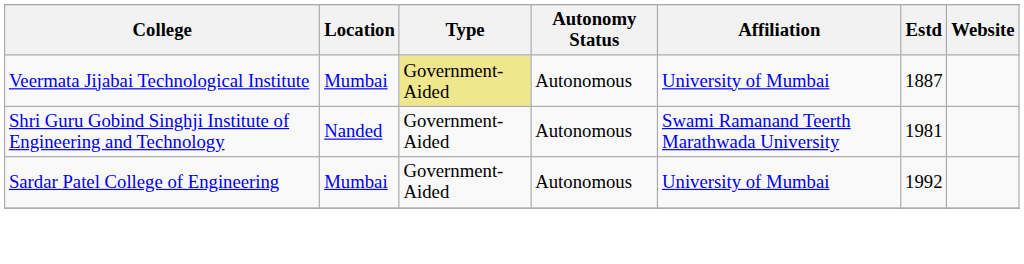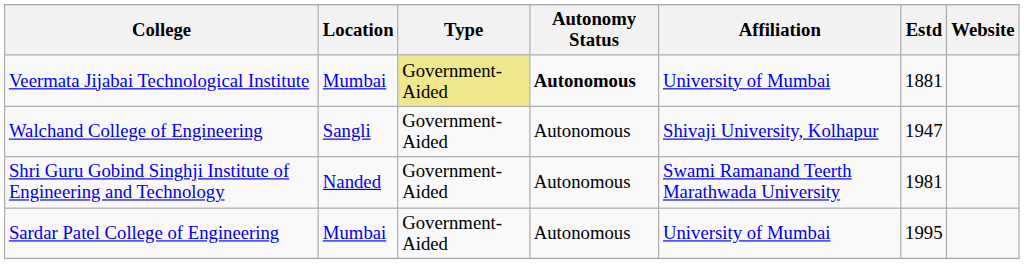(584, 80) normal -> (585, 80) bold
(924, 80) 1887 -> (924, 80) 1881
+ row: (136, 131)
(924, 182) 1992 -> (924, 232) 1995
